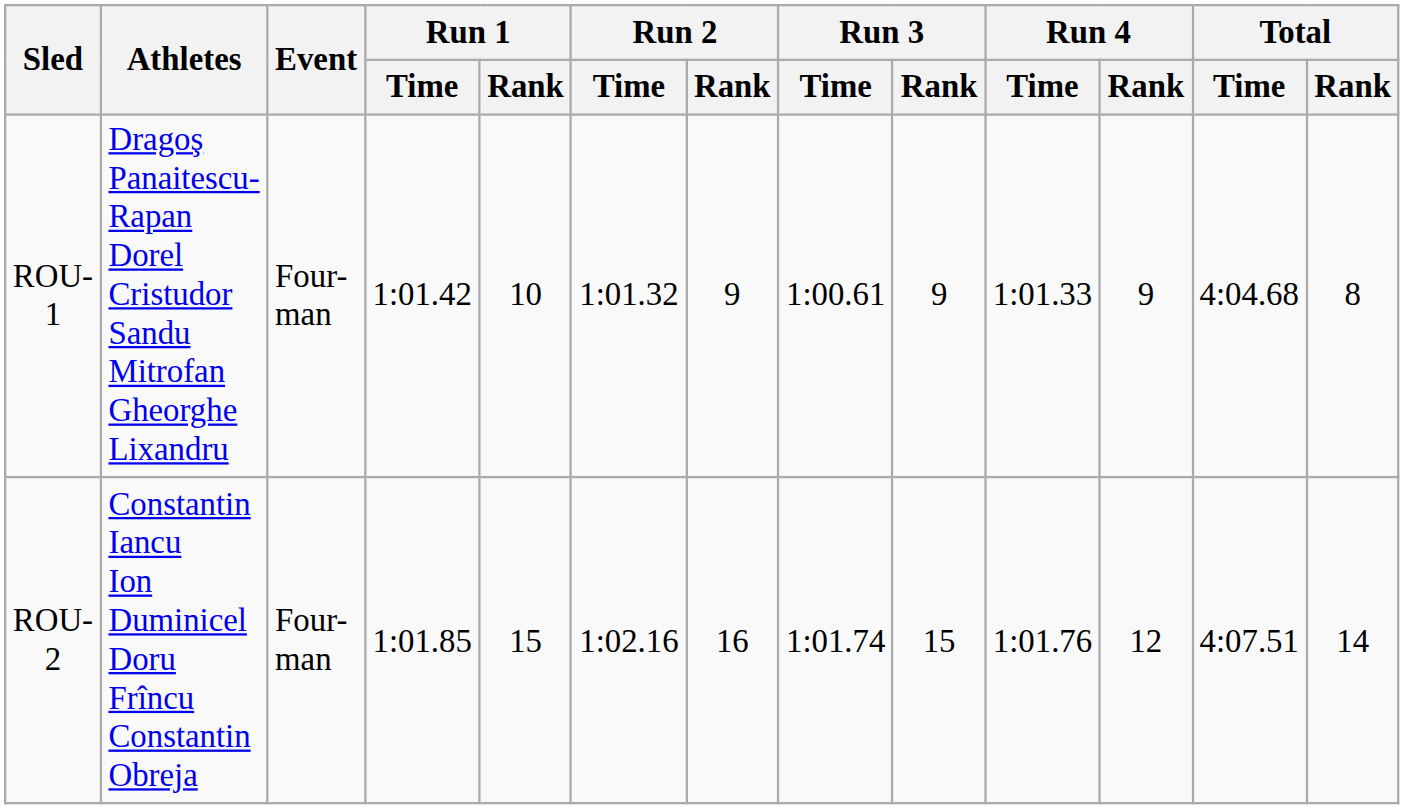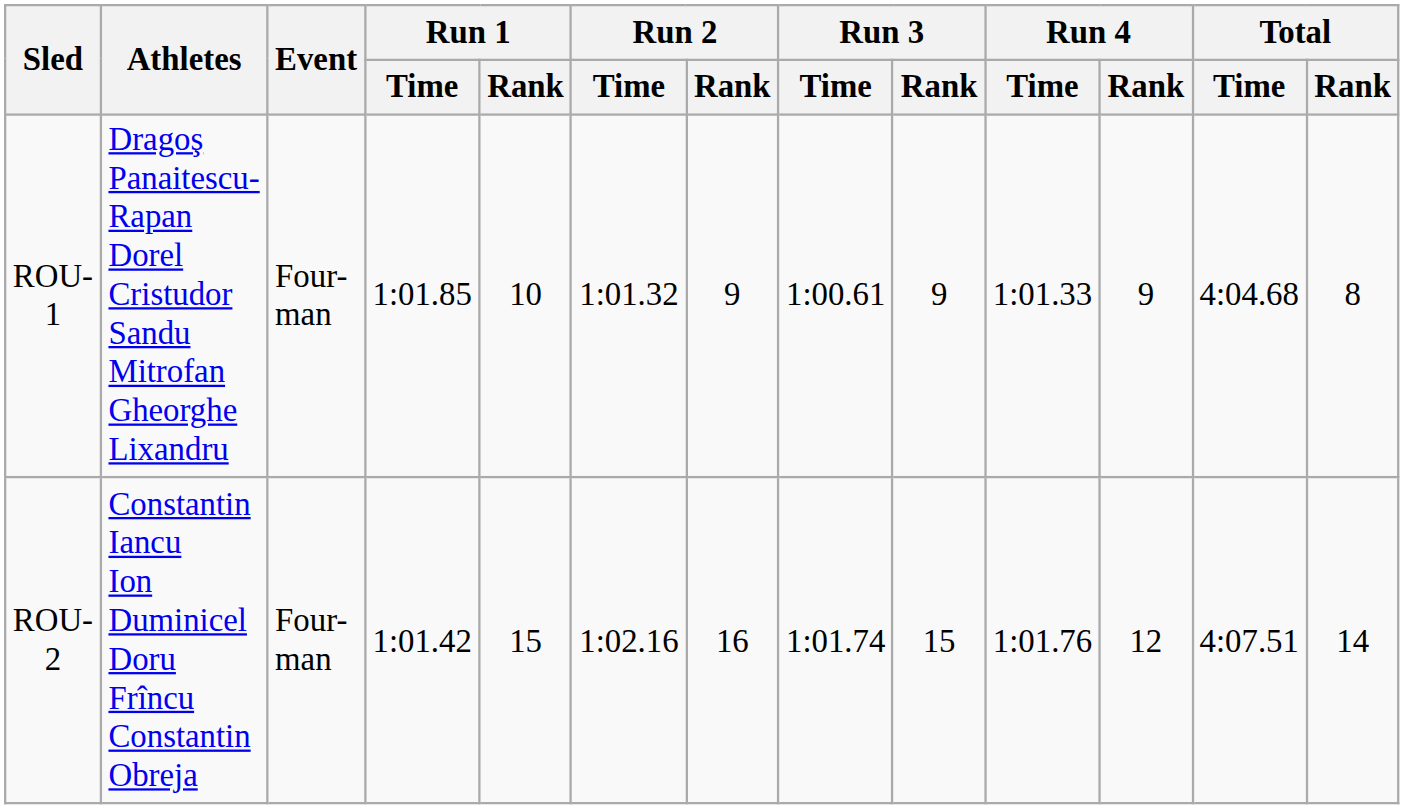(422, 295) 1:01.42 -> (422, 295) 1:01.85
(422, 640) 1:01.85 -> (422, 640) 1:01.42
